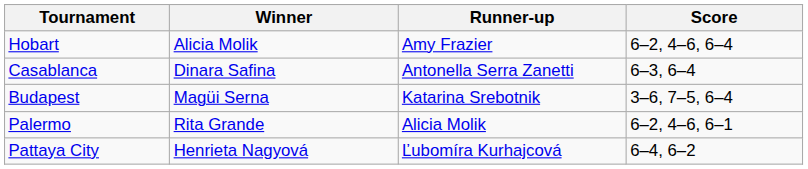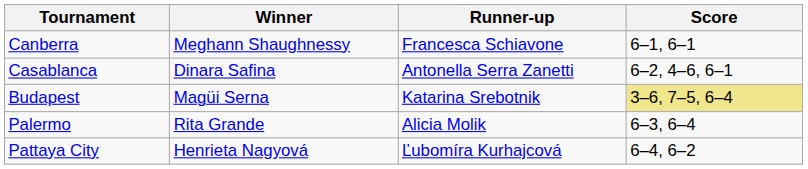- row: (34, 44)
+ row: (43, 44)
(663, 71) 6–3, 6–4 -> (682, 71) 6–2, 4–6, 6–1
(682, 97) no background -> (682, 97) khaki background
(682, 124) 6–2, 4–6, 6–1 -> (663, 124) 6–3, 6–4
